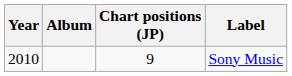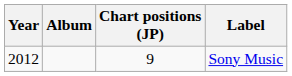(24, 58) 2010 -> (24, 58) 2012
